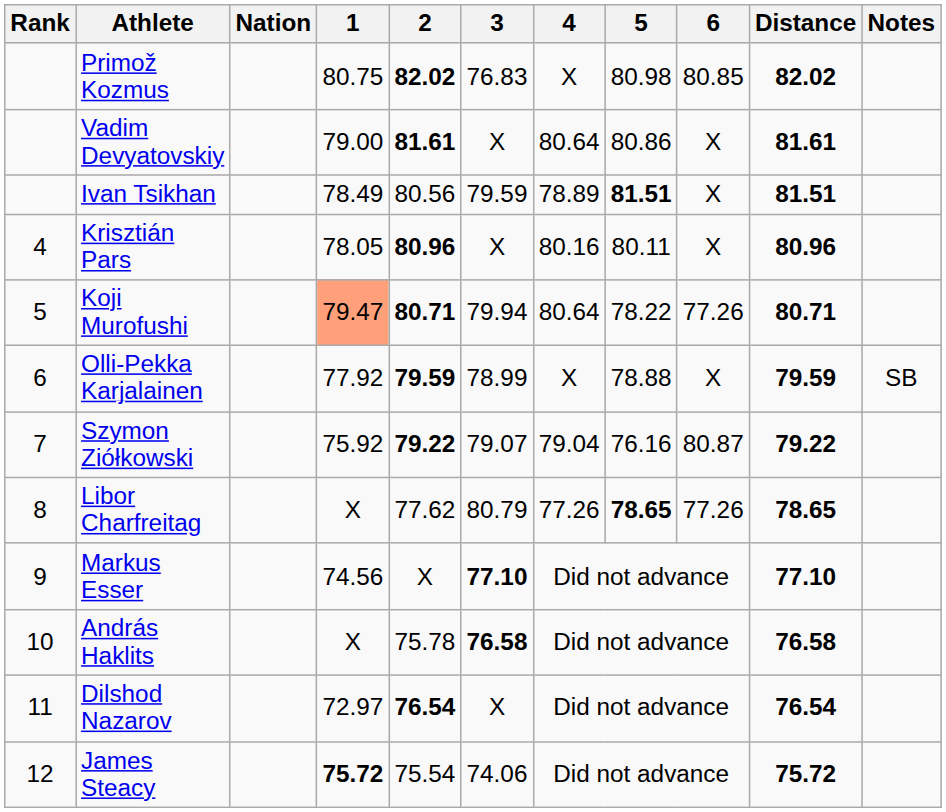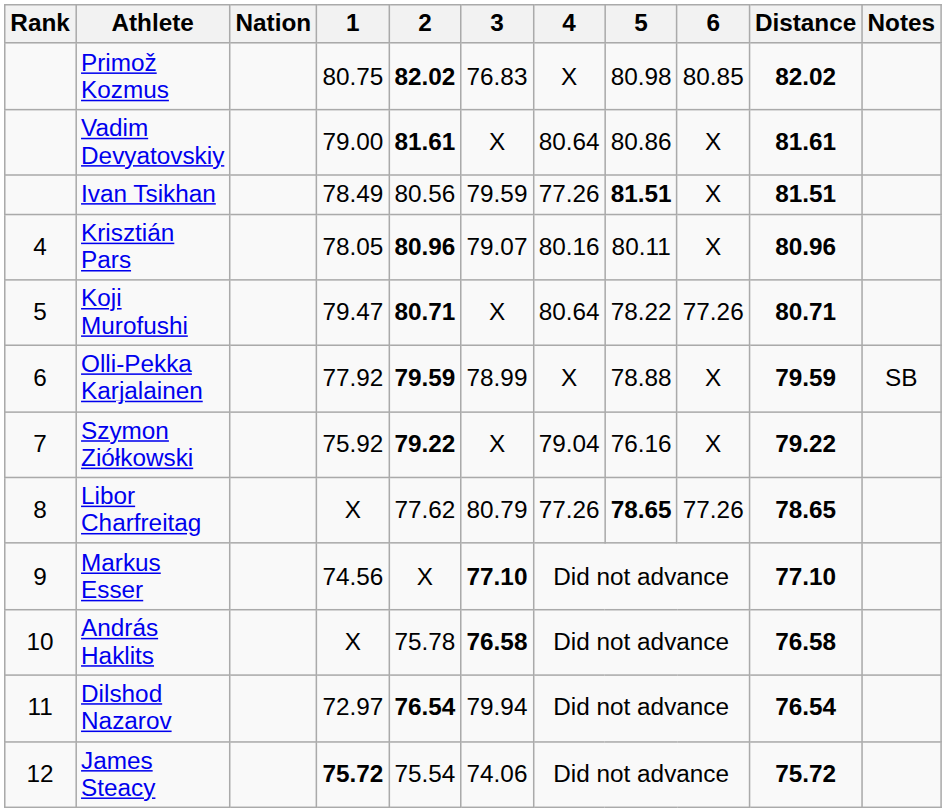(569, 194) 78.89 -> (569, 194) 77.26
(497, 246) X -> (497, 246) 79.07
(353, 312) lightsalmon background -> (353, 312) no background
(497, 312) 79.94 -> (497, 312) X
(497, 444) 79.07 -> (497, 444) X
(713, 444) 80.87 -> (713, 444) X
(497, 707) X -> (497, 707) 79.94
